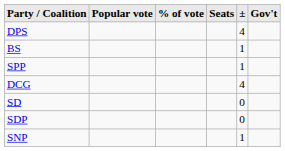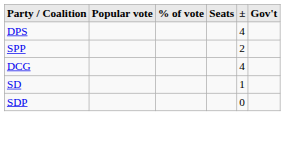- row: (14, 48)
(242, 66) 1 -> (242, 48) 2
(242, 102) 0 -> (242, 84) 1
- row: (17, 137)
